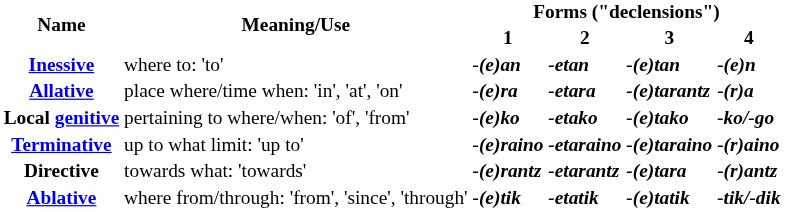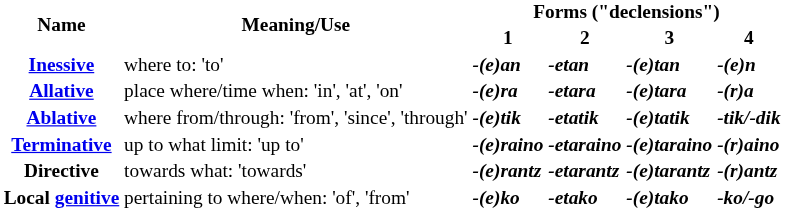(668, 91) -(e)tarantz -> (656, 91) -(e)tara
rows swapped: (61, 197) <-> (61, 117)
(656, 171) -(e)tara -> (668, 171) -(e)tarantz
